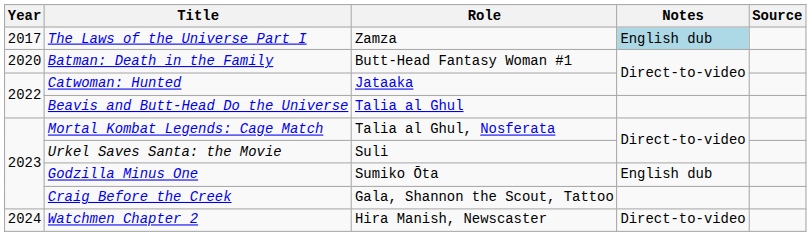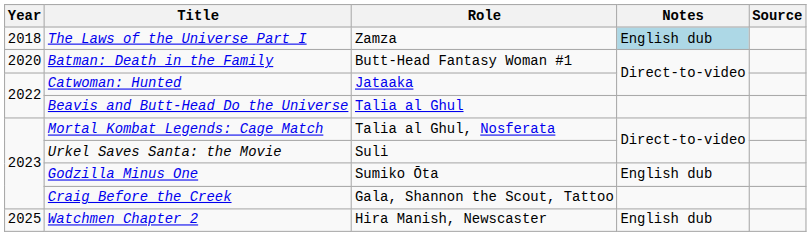(25, 39) 2017 -> (25, 39) 2018
(25, 220) 2024 -> (25, 220) 2025
(683, 220) Direct-to-video -> (666, 220) English dub
